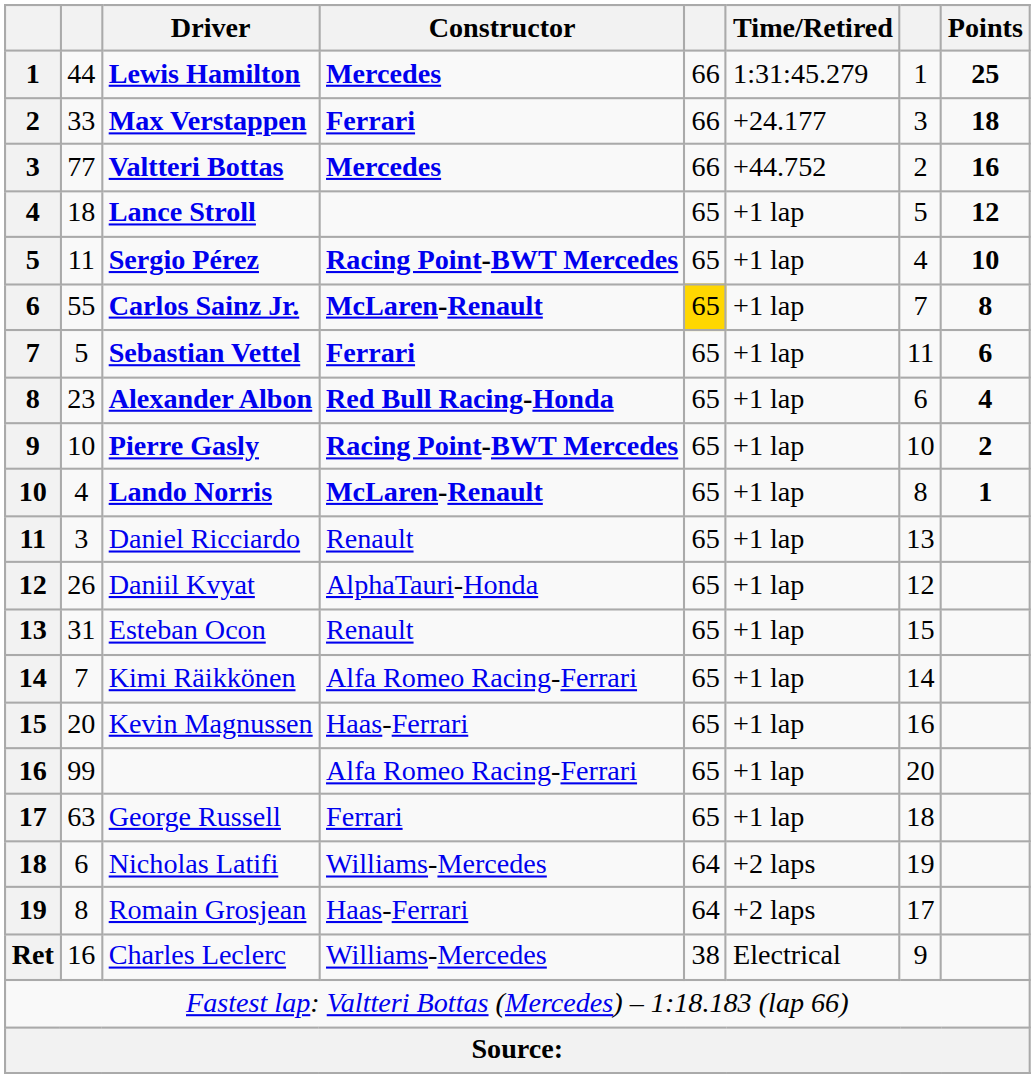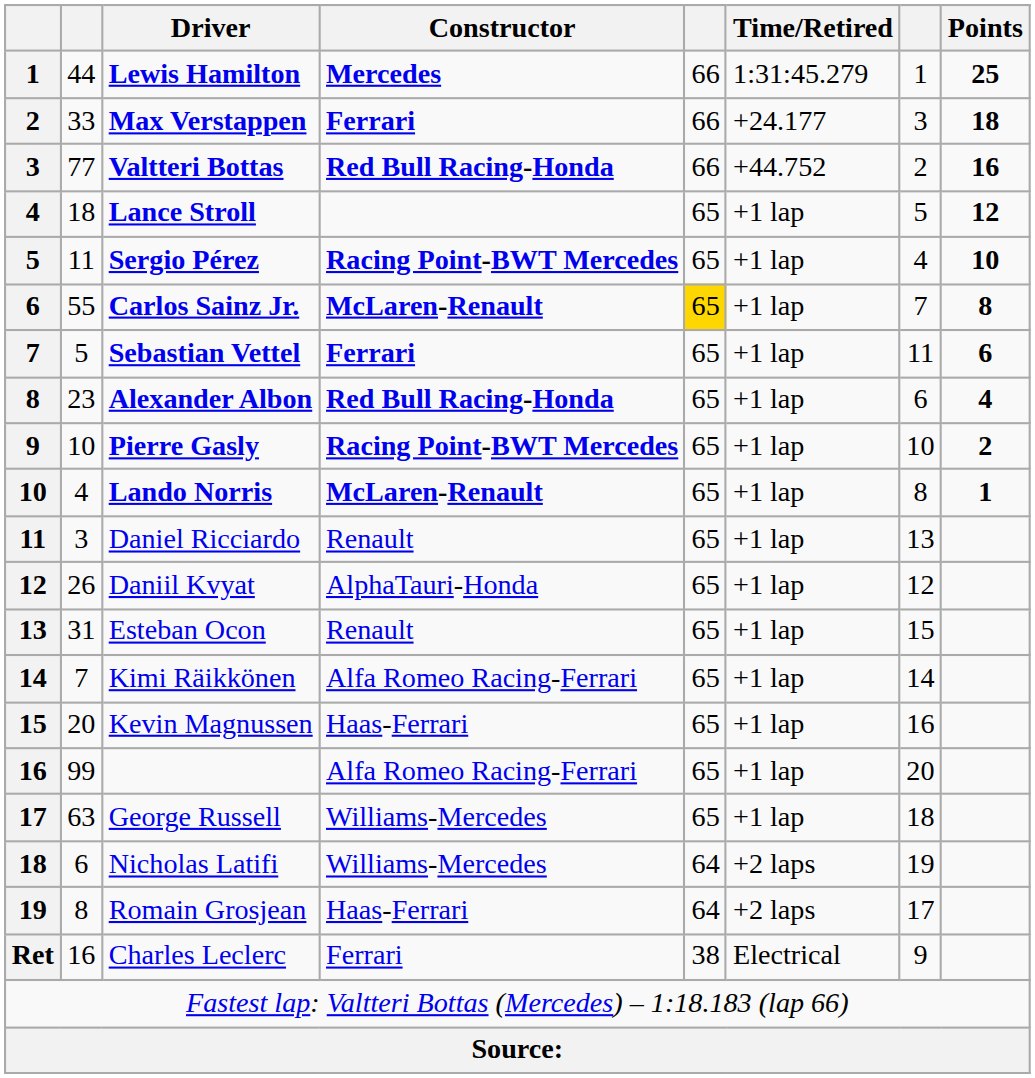(384, 166) Mercedes -> (470, 166) Red Bull Racing-Honda
(364, 816) Ferrari -> (436, 816) Williams-Mercedes
(436, 956) Williams-Mercedes -> (364, 956) Ferrari
